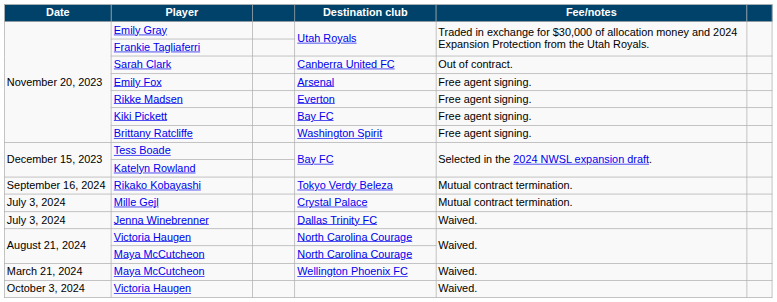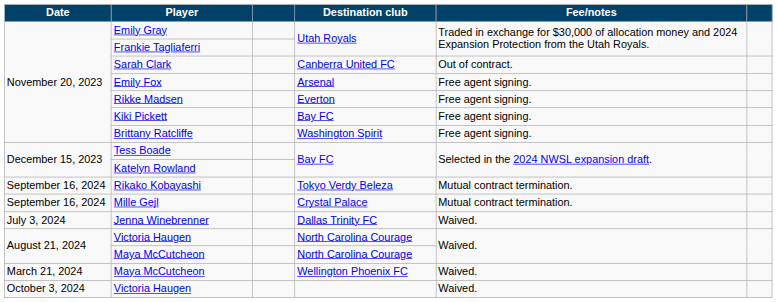(36, 202) July 3, 2024 -> (56, 202) September 16, 2024
